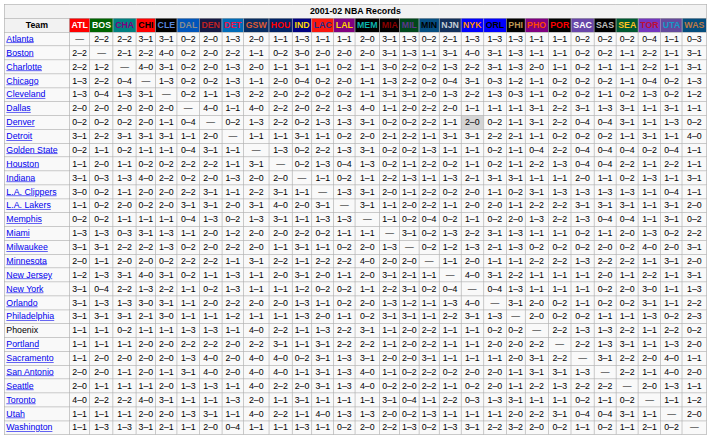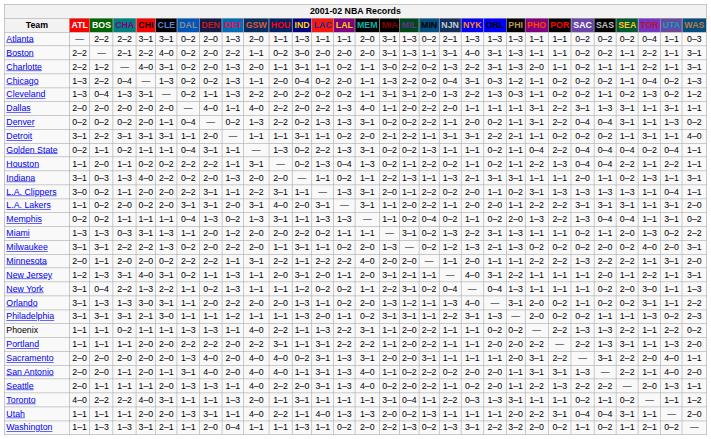(472, 123) lightgrey background -> (472, 123) no background
(80, 359) 1–1 -> (80, 359) 2–0
